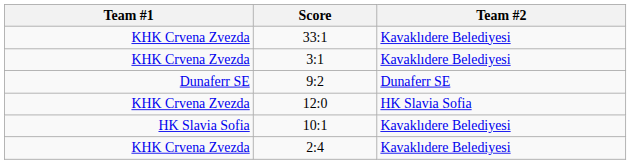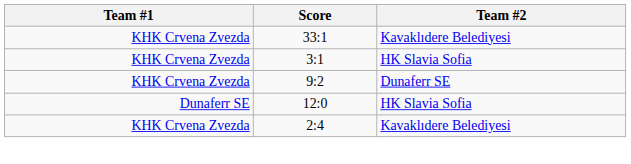(446, 59) Kavaklıdere Belediyesi -> (426, 59) HK Slavia Sofia
(215, 81) Dunaferr SE -> (191, 81) KHK Crvena Zvezda
(191, 103) KHK Crvena Zvezda -> (215, 103) Dunaferr SE
- row: (315, 125)
